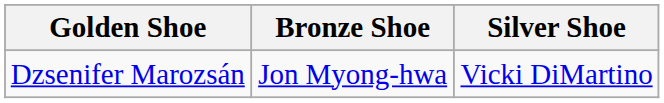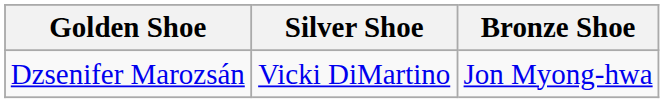columns swapped: (557, 27) <-> (353, 27)
